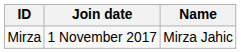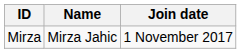columns swapped: (198, 15) <-> (102, 15)
